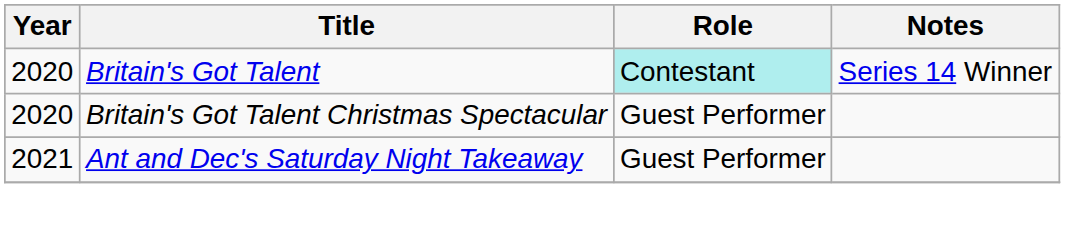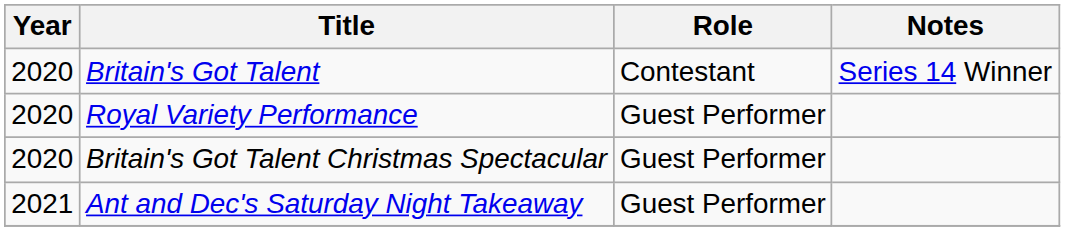(687, 70) paleturquoise background -> (687, 70) no background
+ row: (252, 114)
